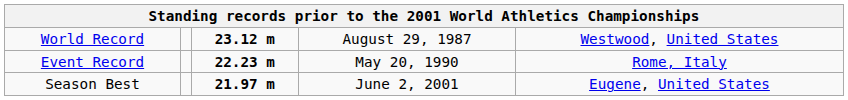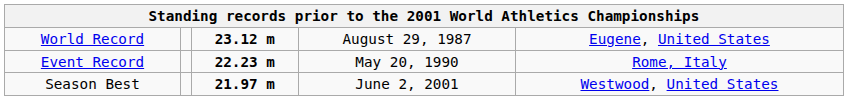(679, 39) Westwood, United States -> (679, 39) Eugene, United States
(679, 84) Eugene, United States -> (679, 84) Westwood, United States
